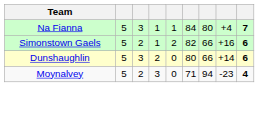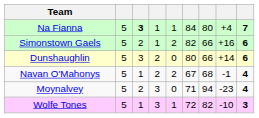(141, 27) normal -> (141, 27) bold
+ row: (60, 74)
+ row: (60, 105)
